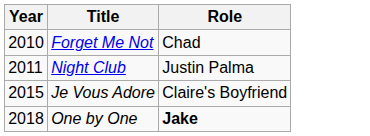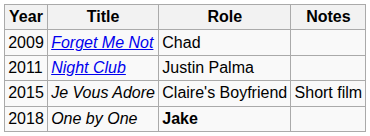+ column: (328, 17)
(26, 42) 2010 -> (26, 42) 2009
